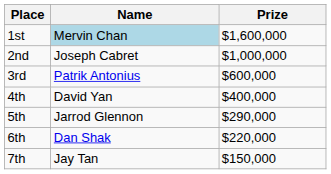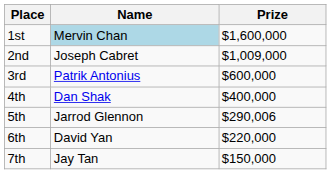(254, 55) $1,000,000 -> (254, 55) $1,009,000
(83, 96) David Yan -> (82, 96) Dan Shak
(249, 117) $290,000 -> (249, 117) $290,006
(82, 138) Dan Shak -> (83, 138) David Yan
